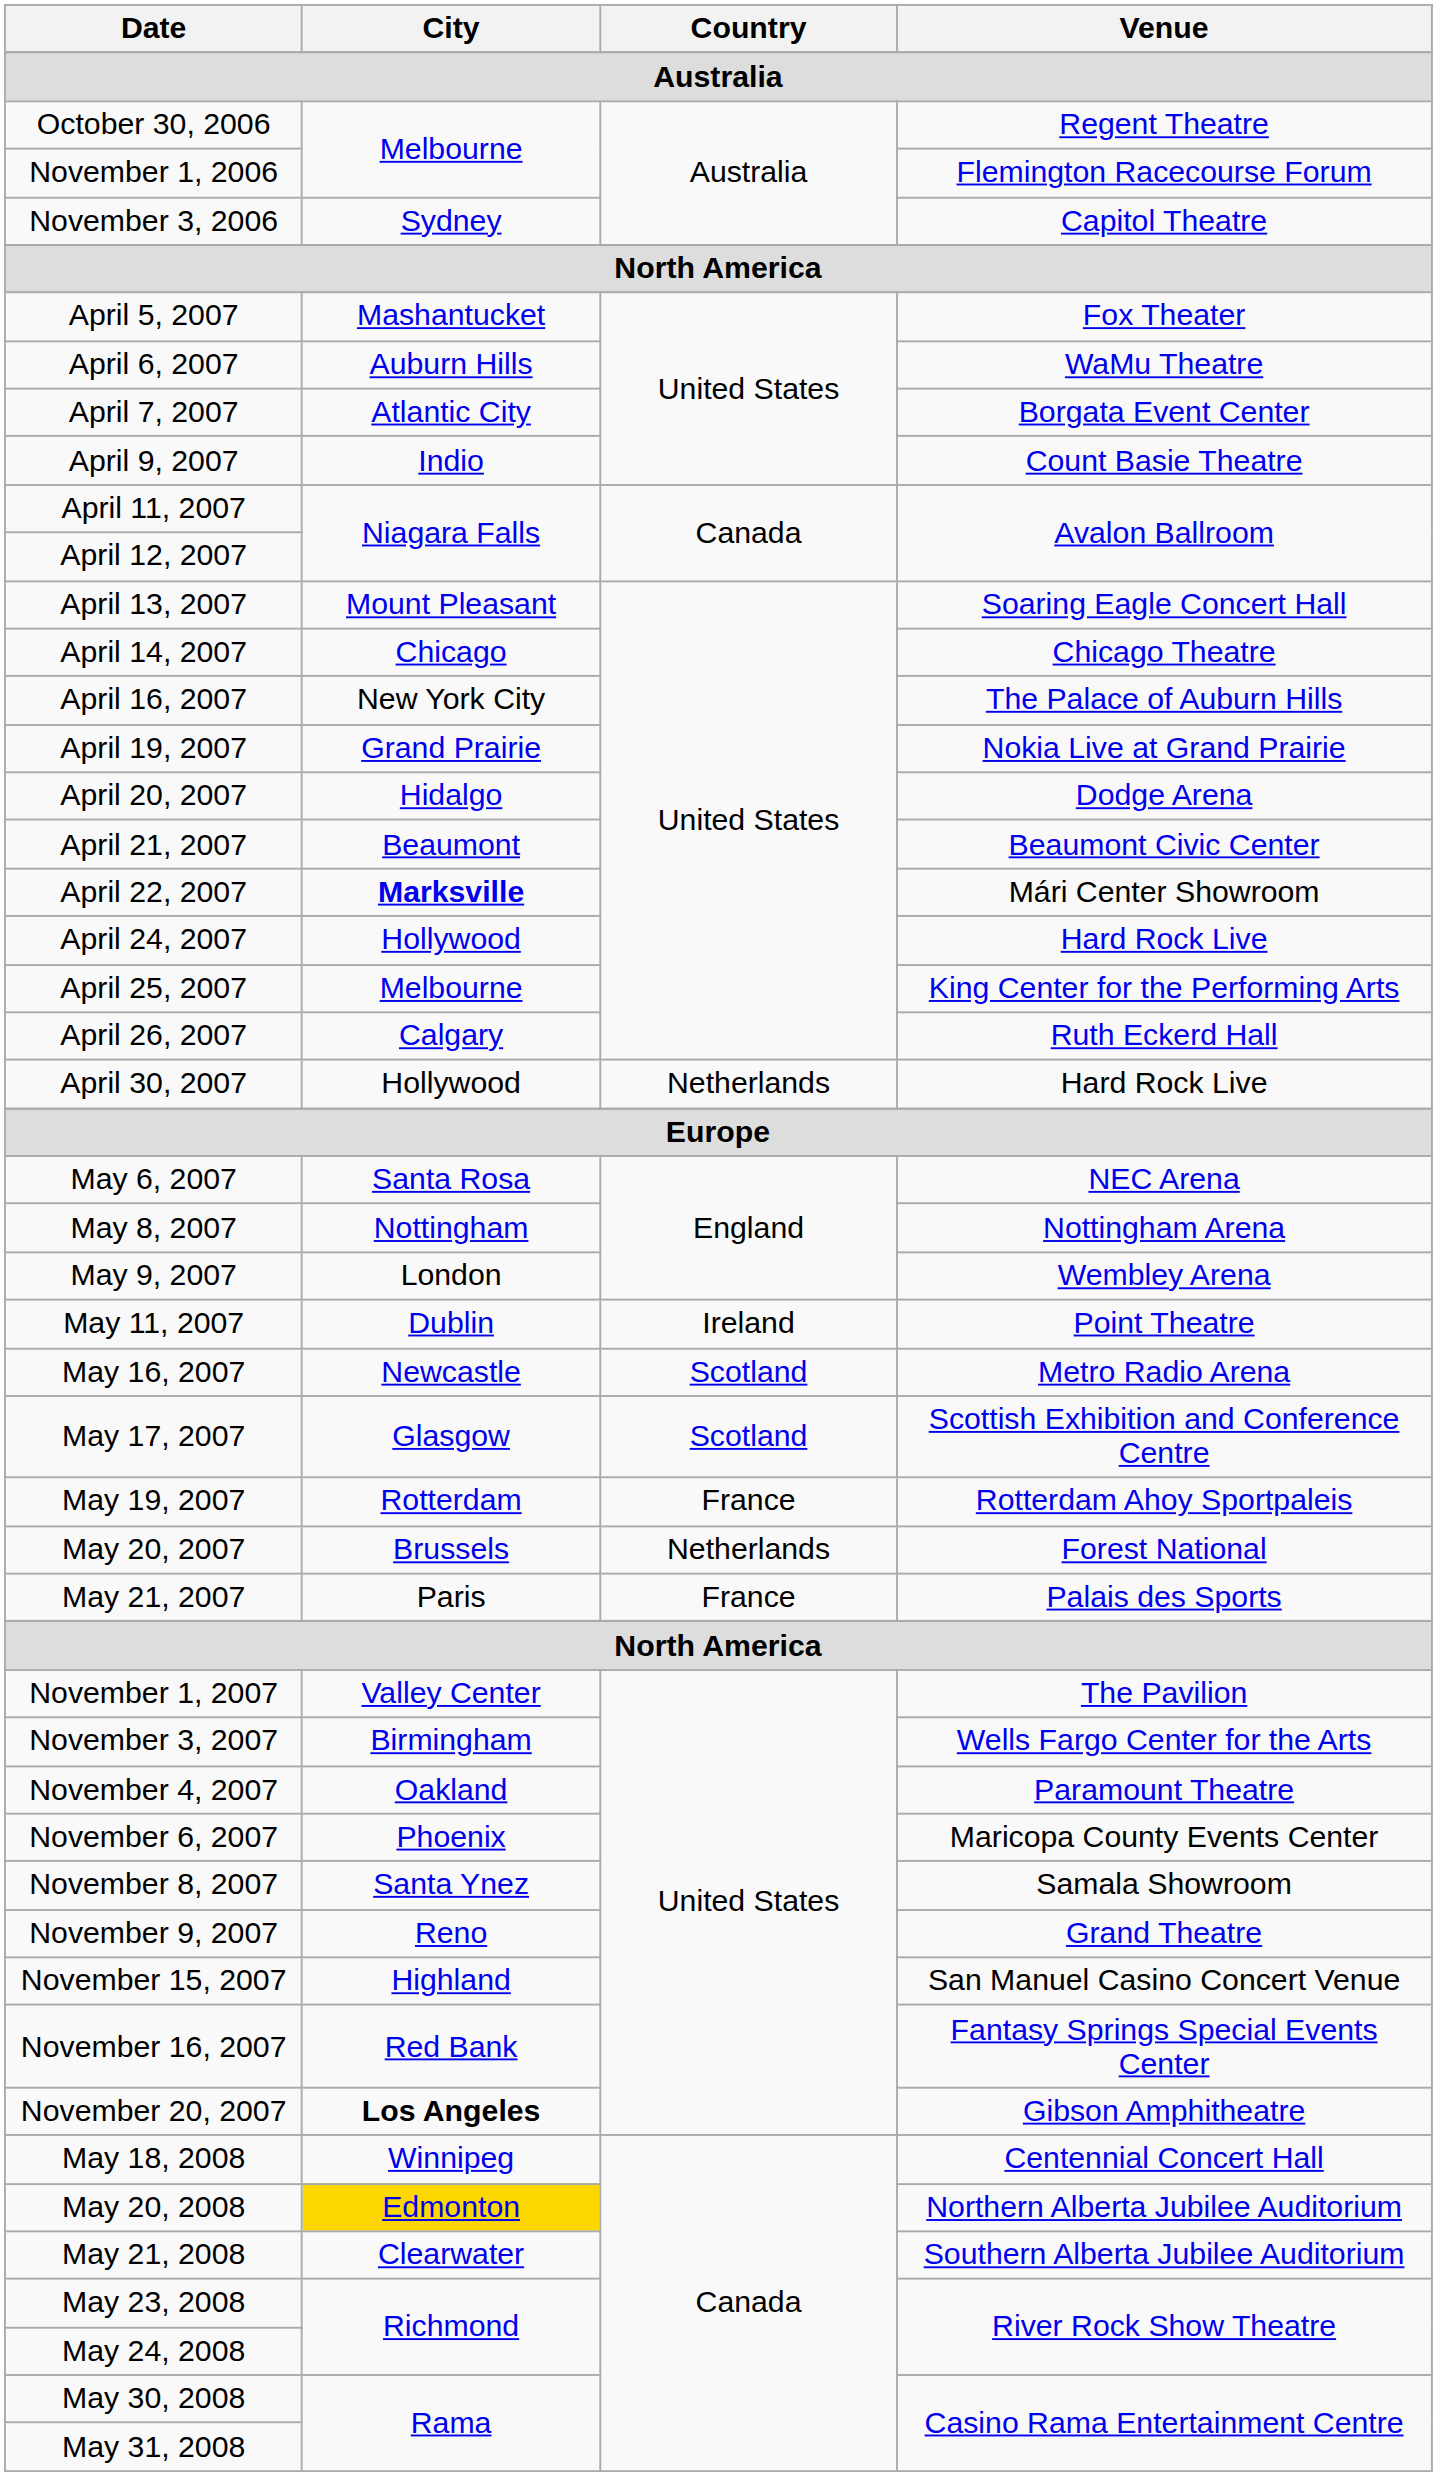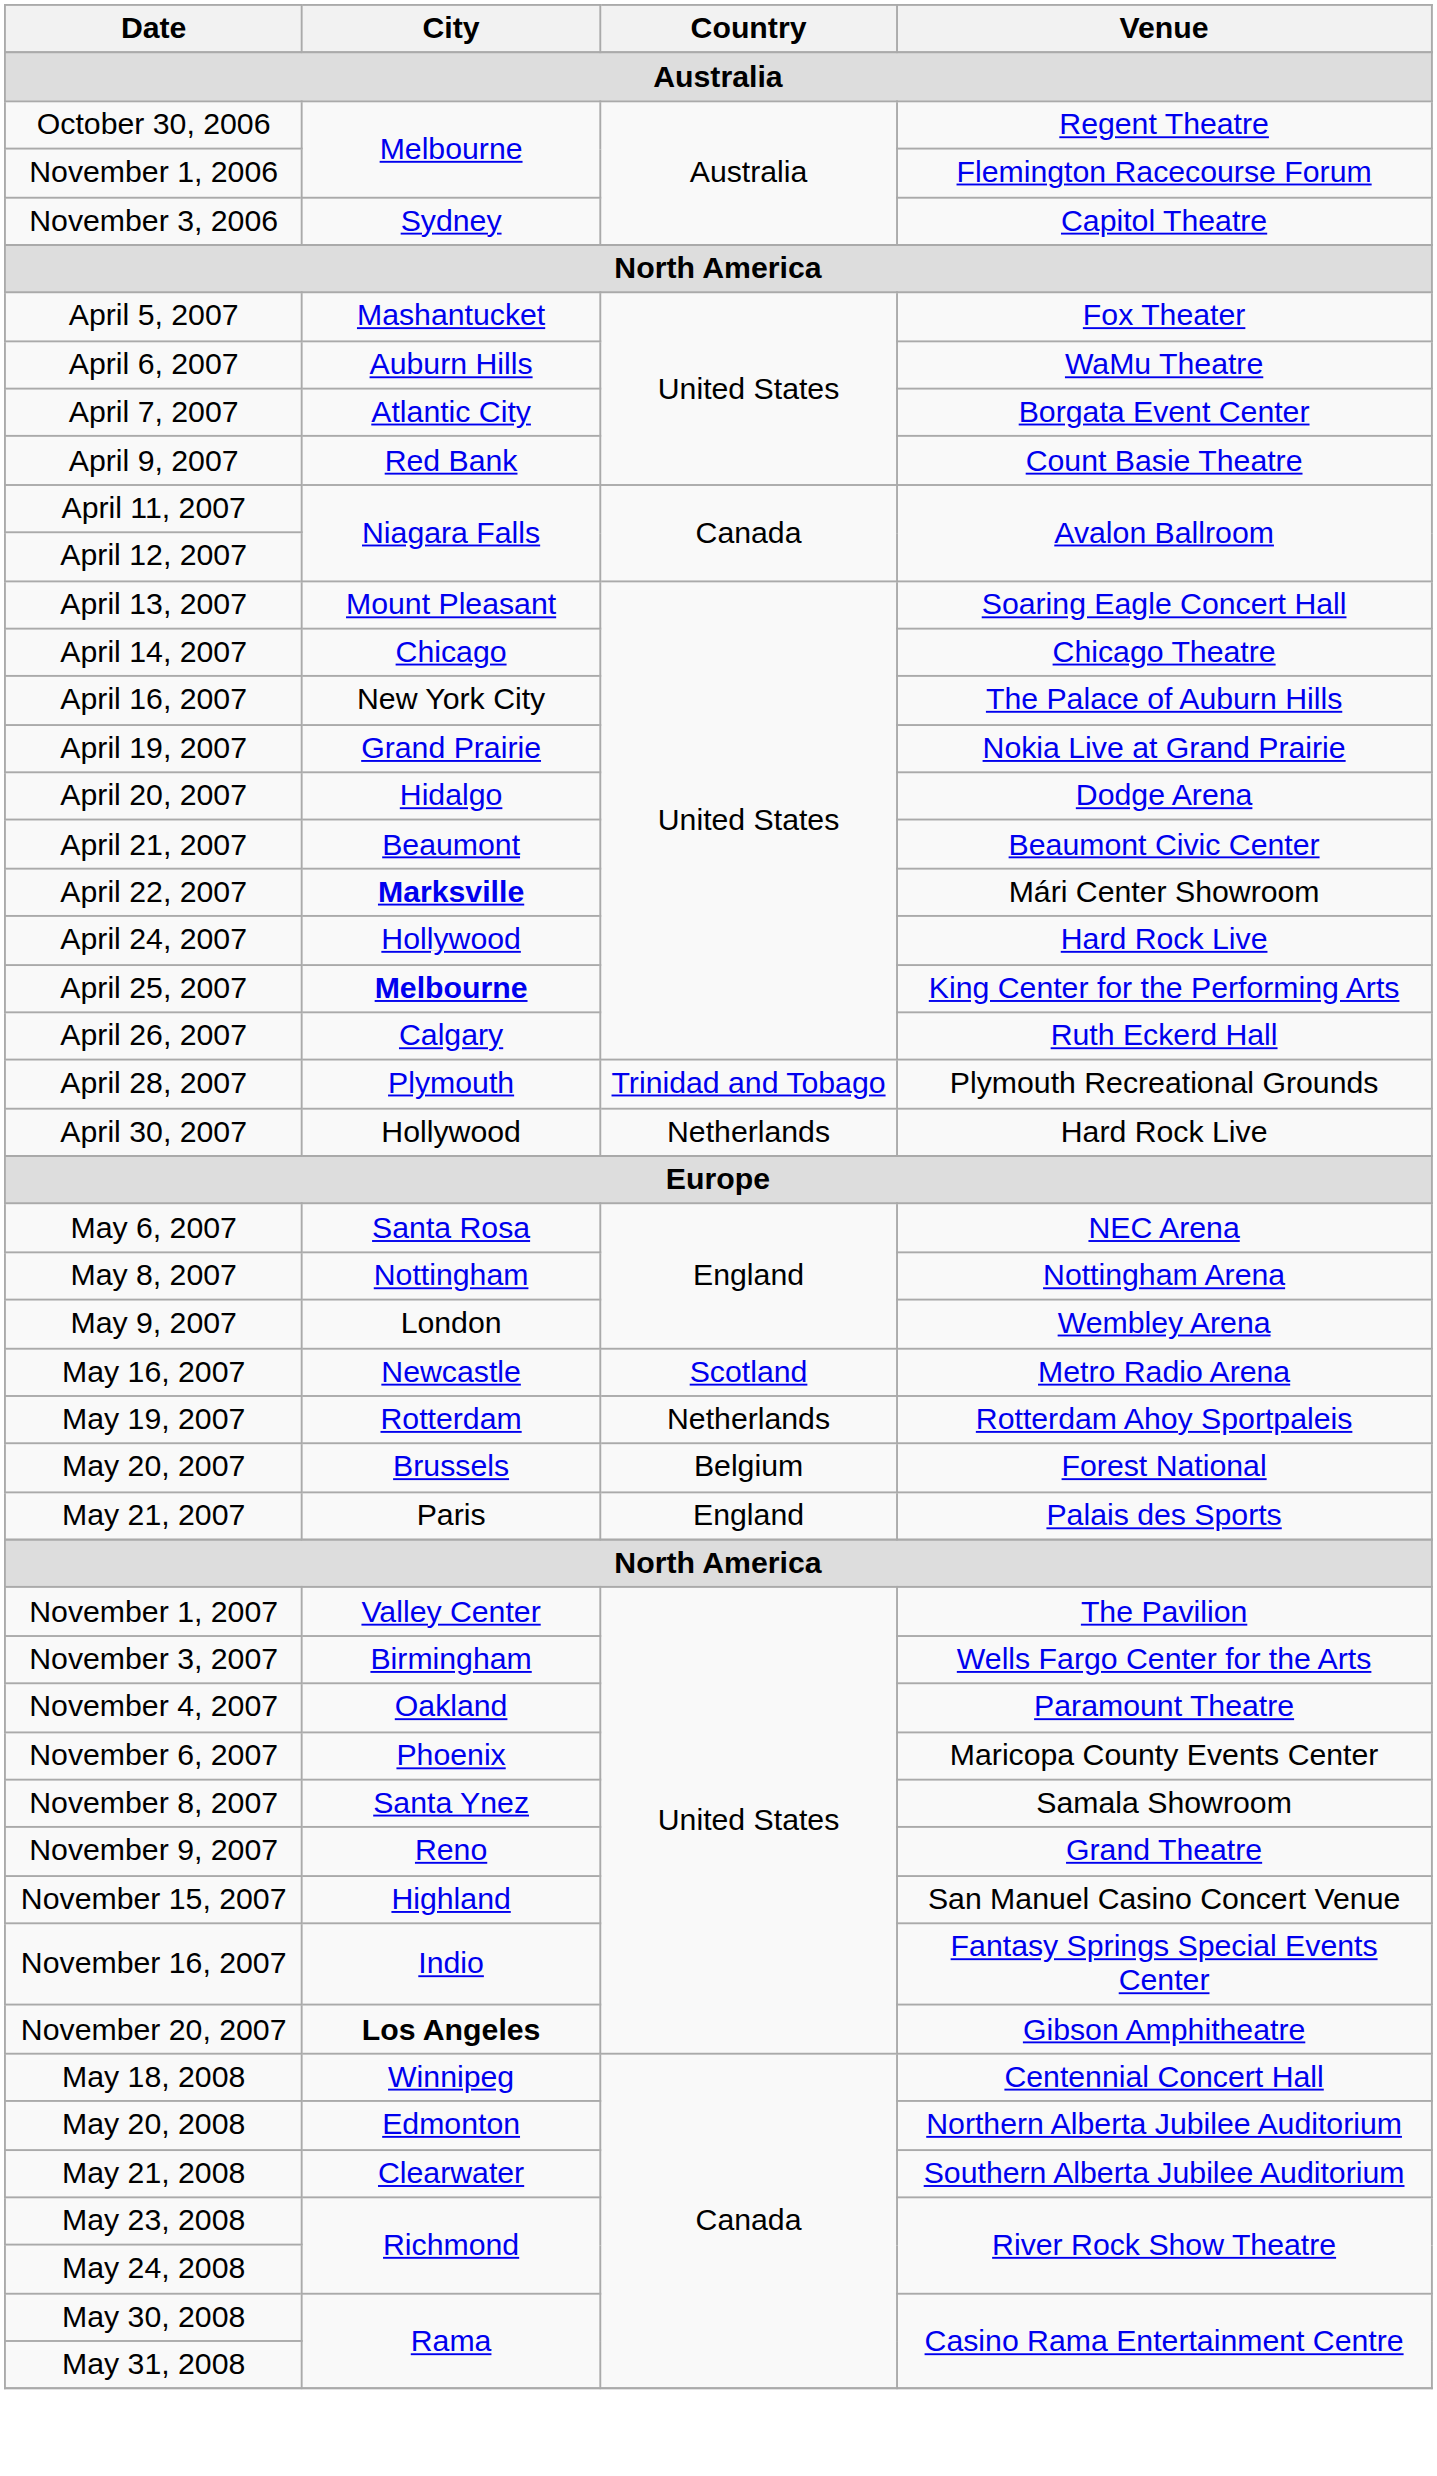(451, 460) Indio -> (451, 460) Red Bank
(451, 987) normal -> (451, 987) bold
+ row: (154, 1083)
- row: (154, 1323)
- row: (154, 1436)
(749, 1501) France -> (749, 1419) Netherlands
(749, 1549) Netherlands -> (749, 1467) Belgium
(749, 1597) France -> (749, 1515) England
(451, 2045) Red Bank -> (451, 1963) Indio
(451, 2206) gold background -> (451, 2124) no background
